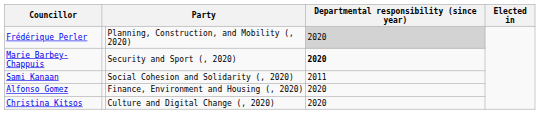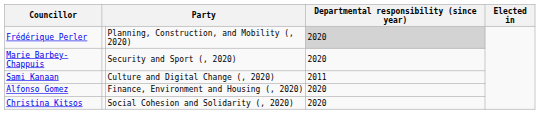(317, 59) bold -> (317, 59) normal
(201, 77) Social Cohesion and Solidarity (, 2020) -> (191, 77) Culture and Digital Change (, 2020)
(191, 103) Culture and Digital Change (, 2020) -> (201, 103) Social Cohesion and Solidarity (, 2020)
